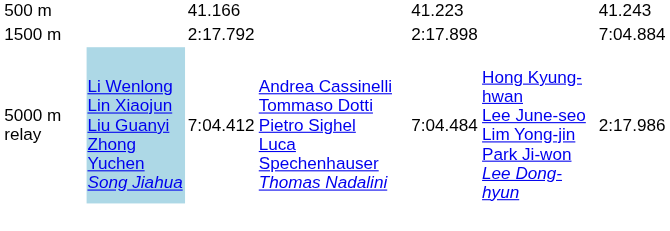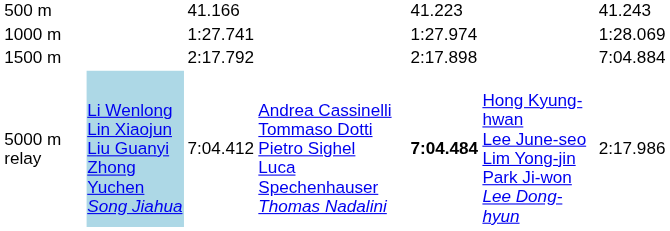+ row: (33, 34)
(444, 125) normal -> (444, 148) bold
